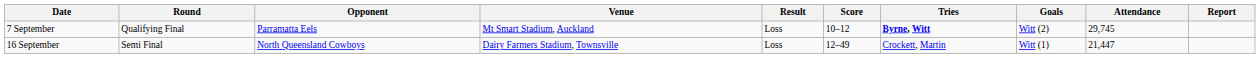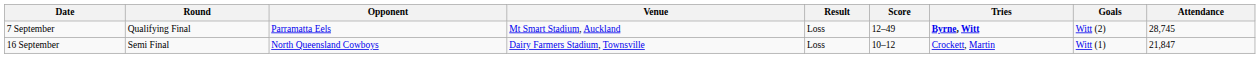- column: (1222, 12)
(838, 29) 10–12 -> (883, 29) 12–49
(1101, 29) 29,745 -> (1162, 29) 28,745
(838, 45) 12–49 -> (883, 45) 10–12
(1101, 45) 21,447 -> (1162, 45) 21,847
